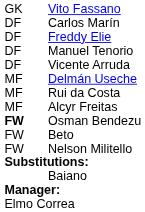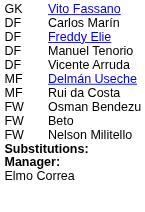- row: (83, 106)
(14, 120) bold -> (14, 106) normal
- row: (67, 176)
